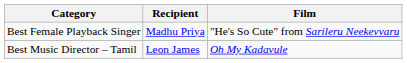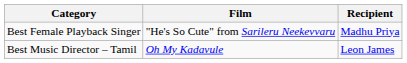columns swapped: (175, 13) <-> (305, 13)
